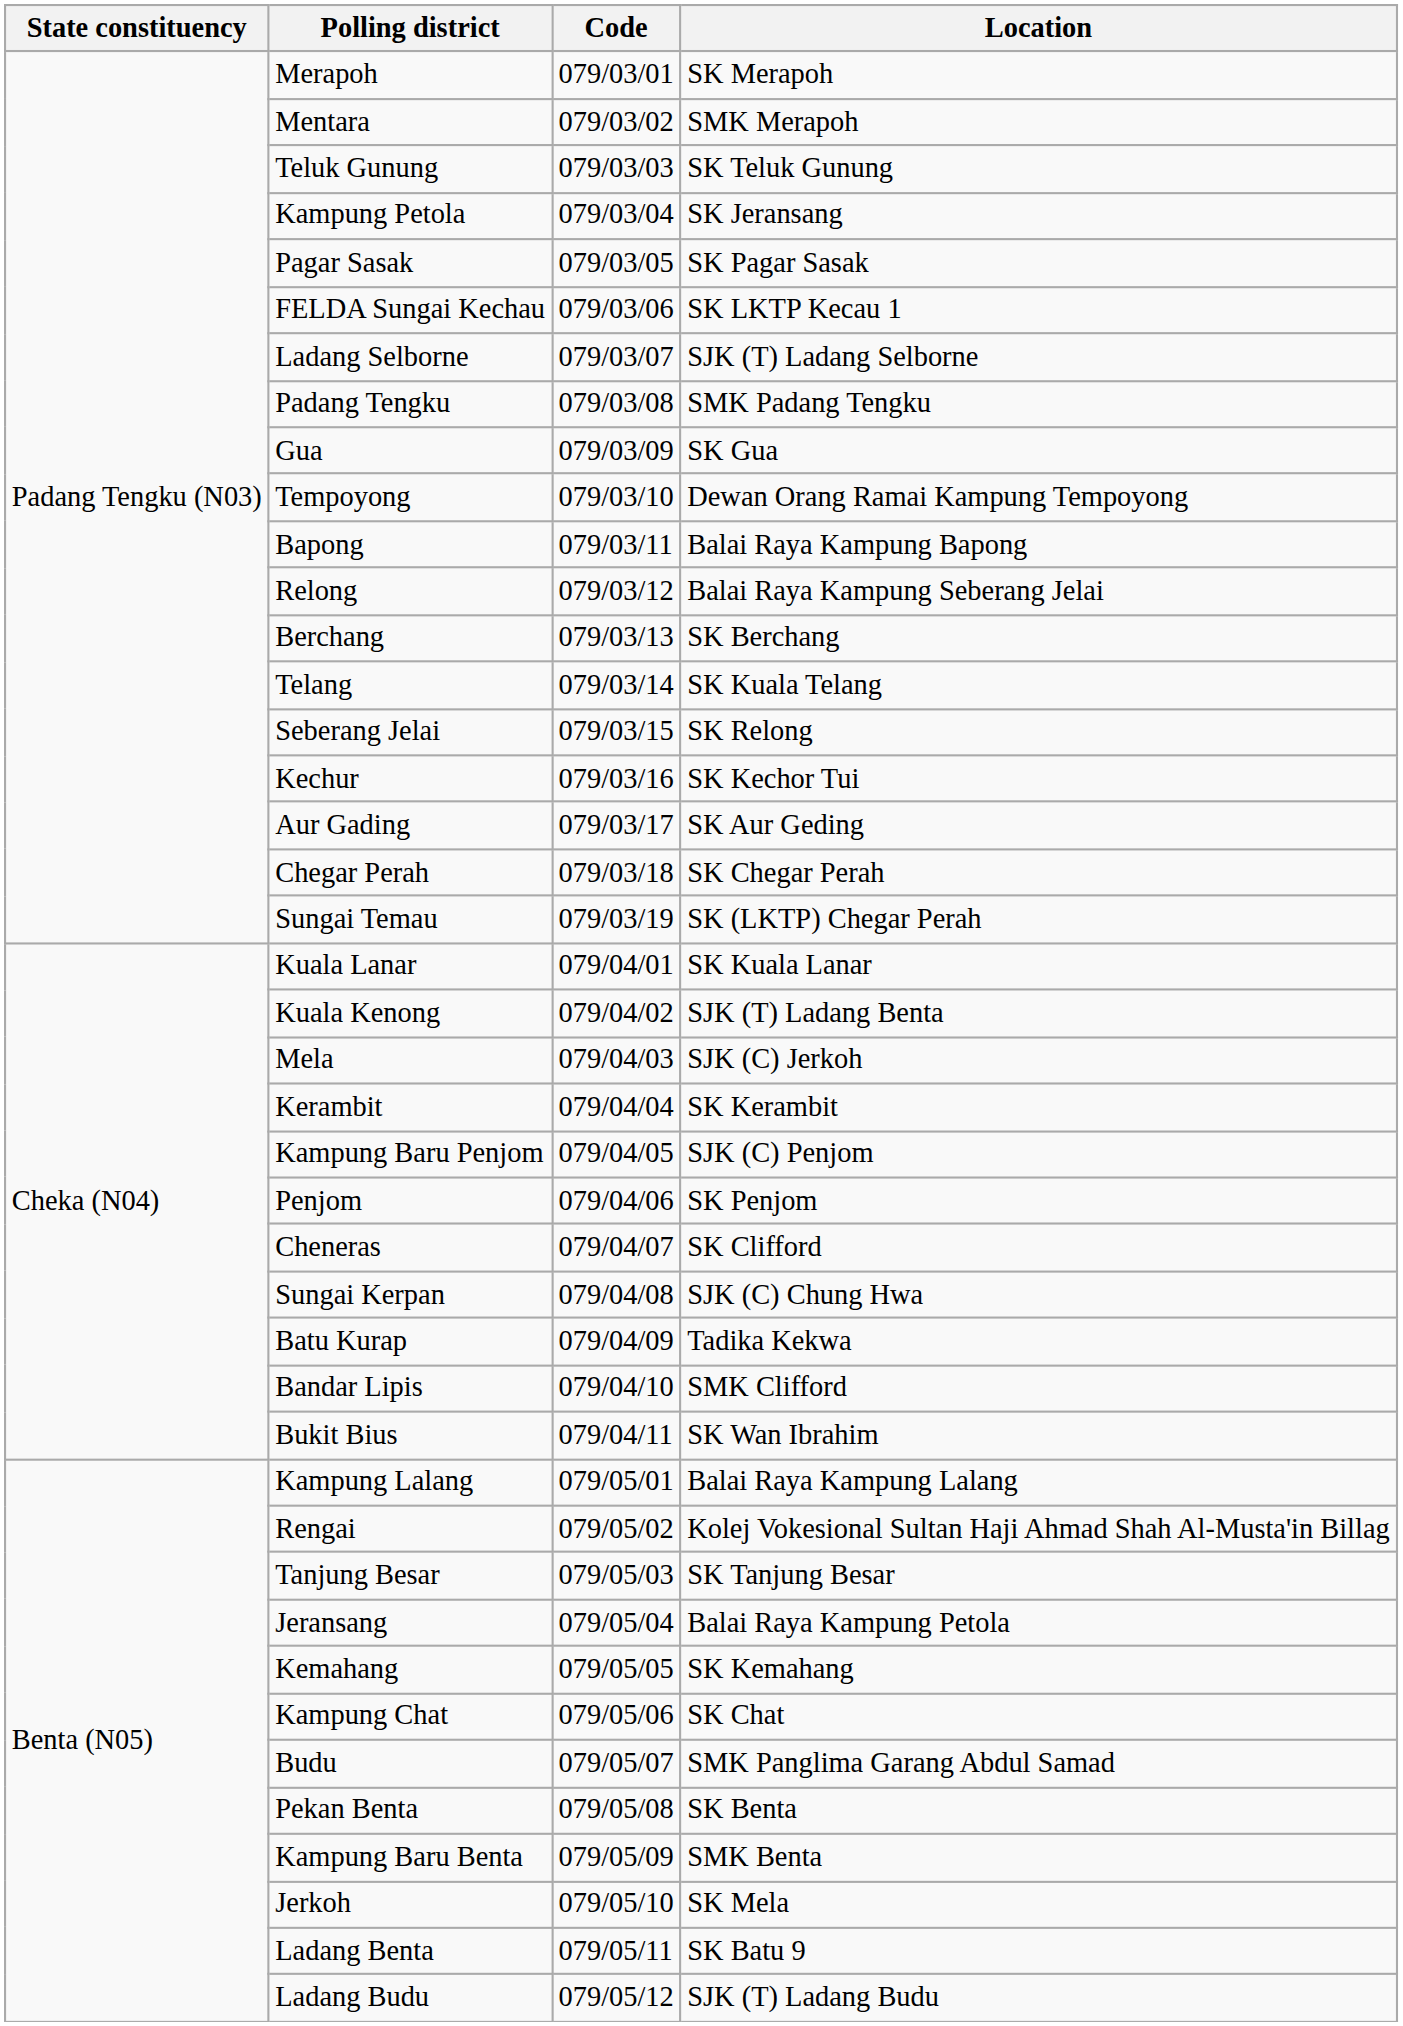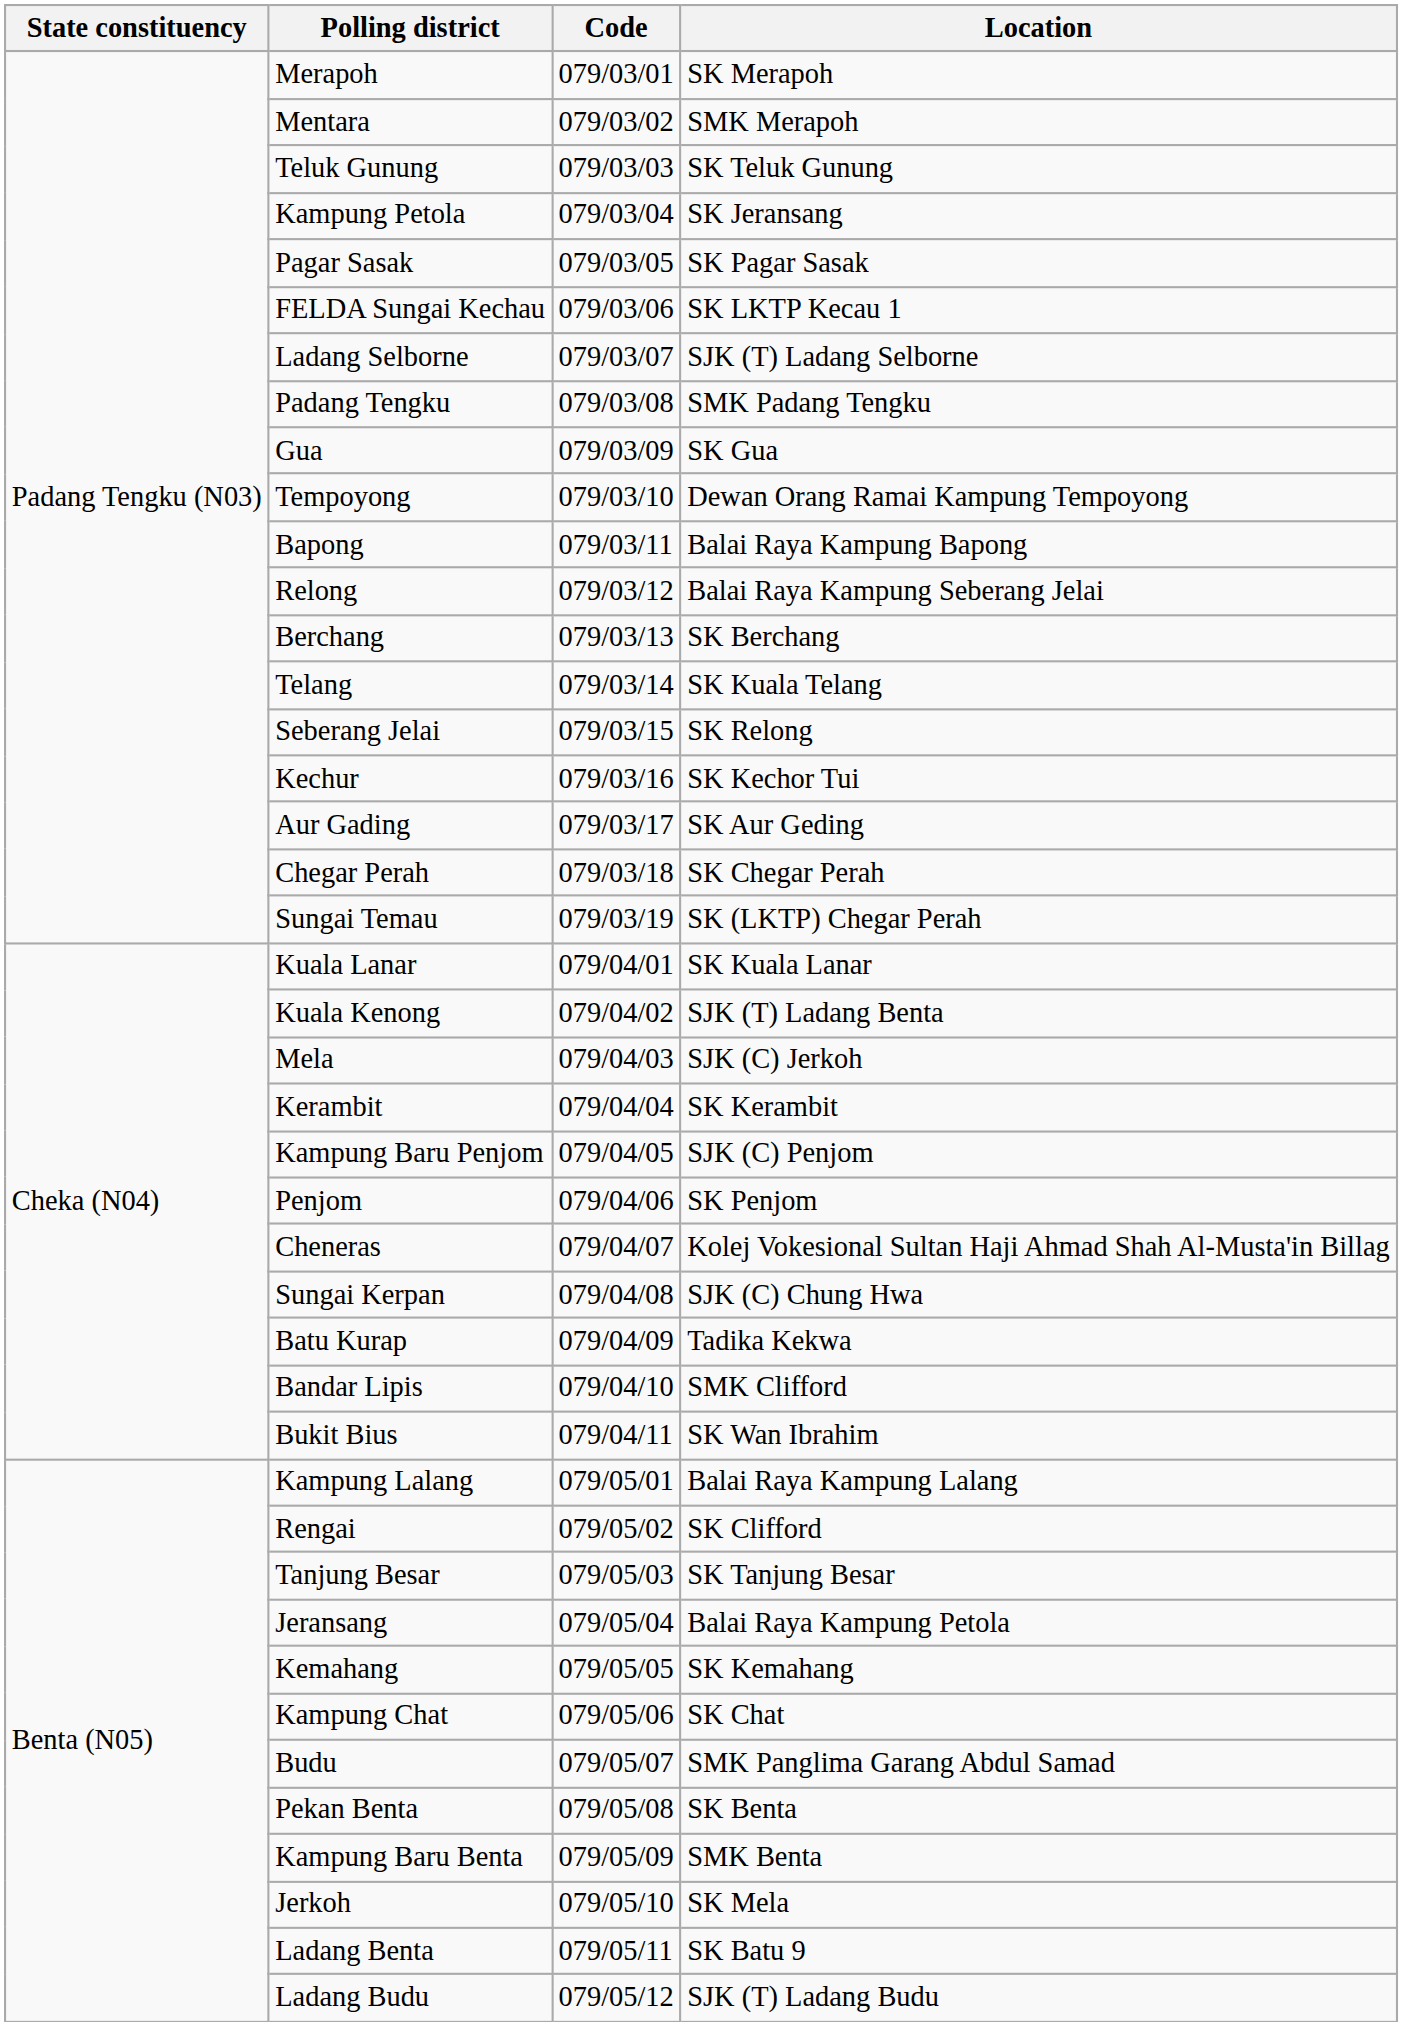(754, 1246) SK Clifford -> (1038, 1246) Kolej Vokesional Sultan Haji Ahmad Shah Al-Musta'in Billag
(1038, 1528) Kolej Vokesional Sultan Haji Ahmad Shah Al-Musta'in Billag -> (754, 1528) SK Clifford
